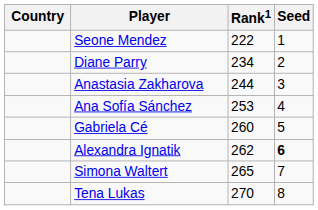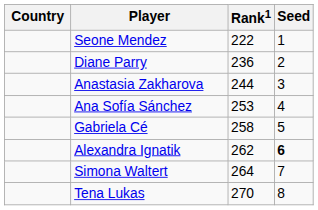(242, 62) 234 -> (242, 62) 236
(242, 128) 260 -> (242, 128) 258
(242, 171) 265 -> (242, 171) 264
